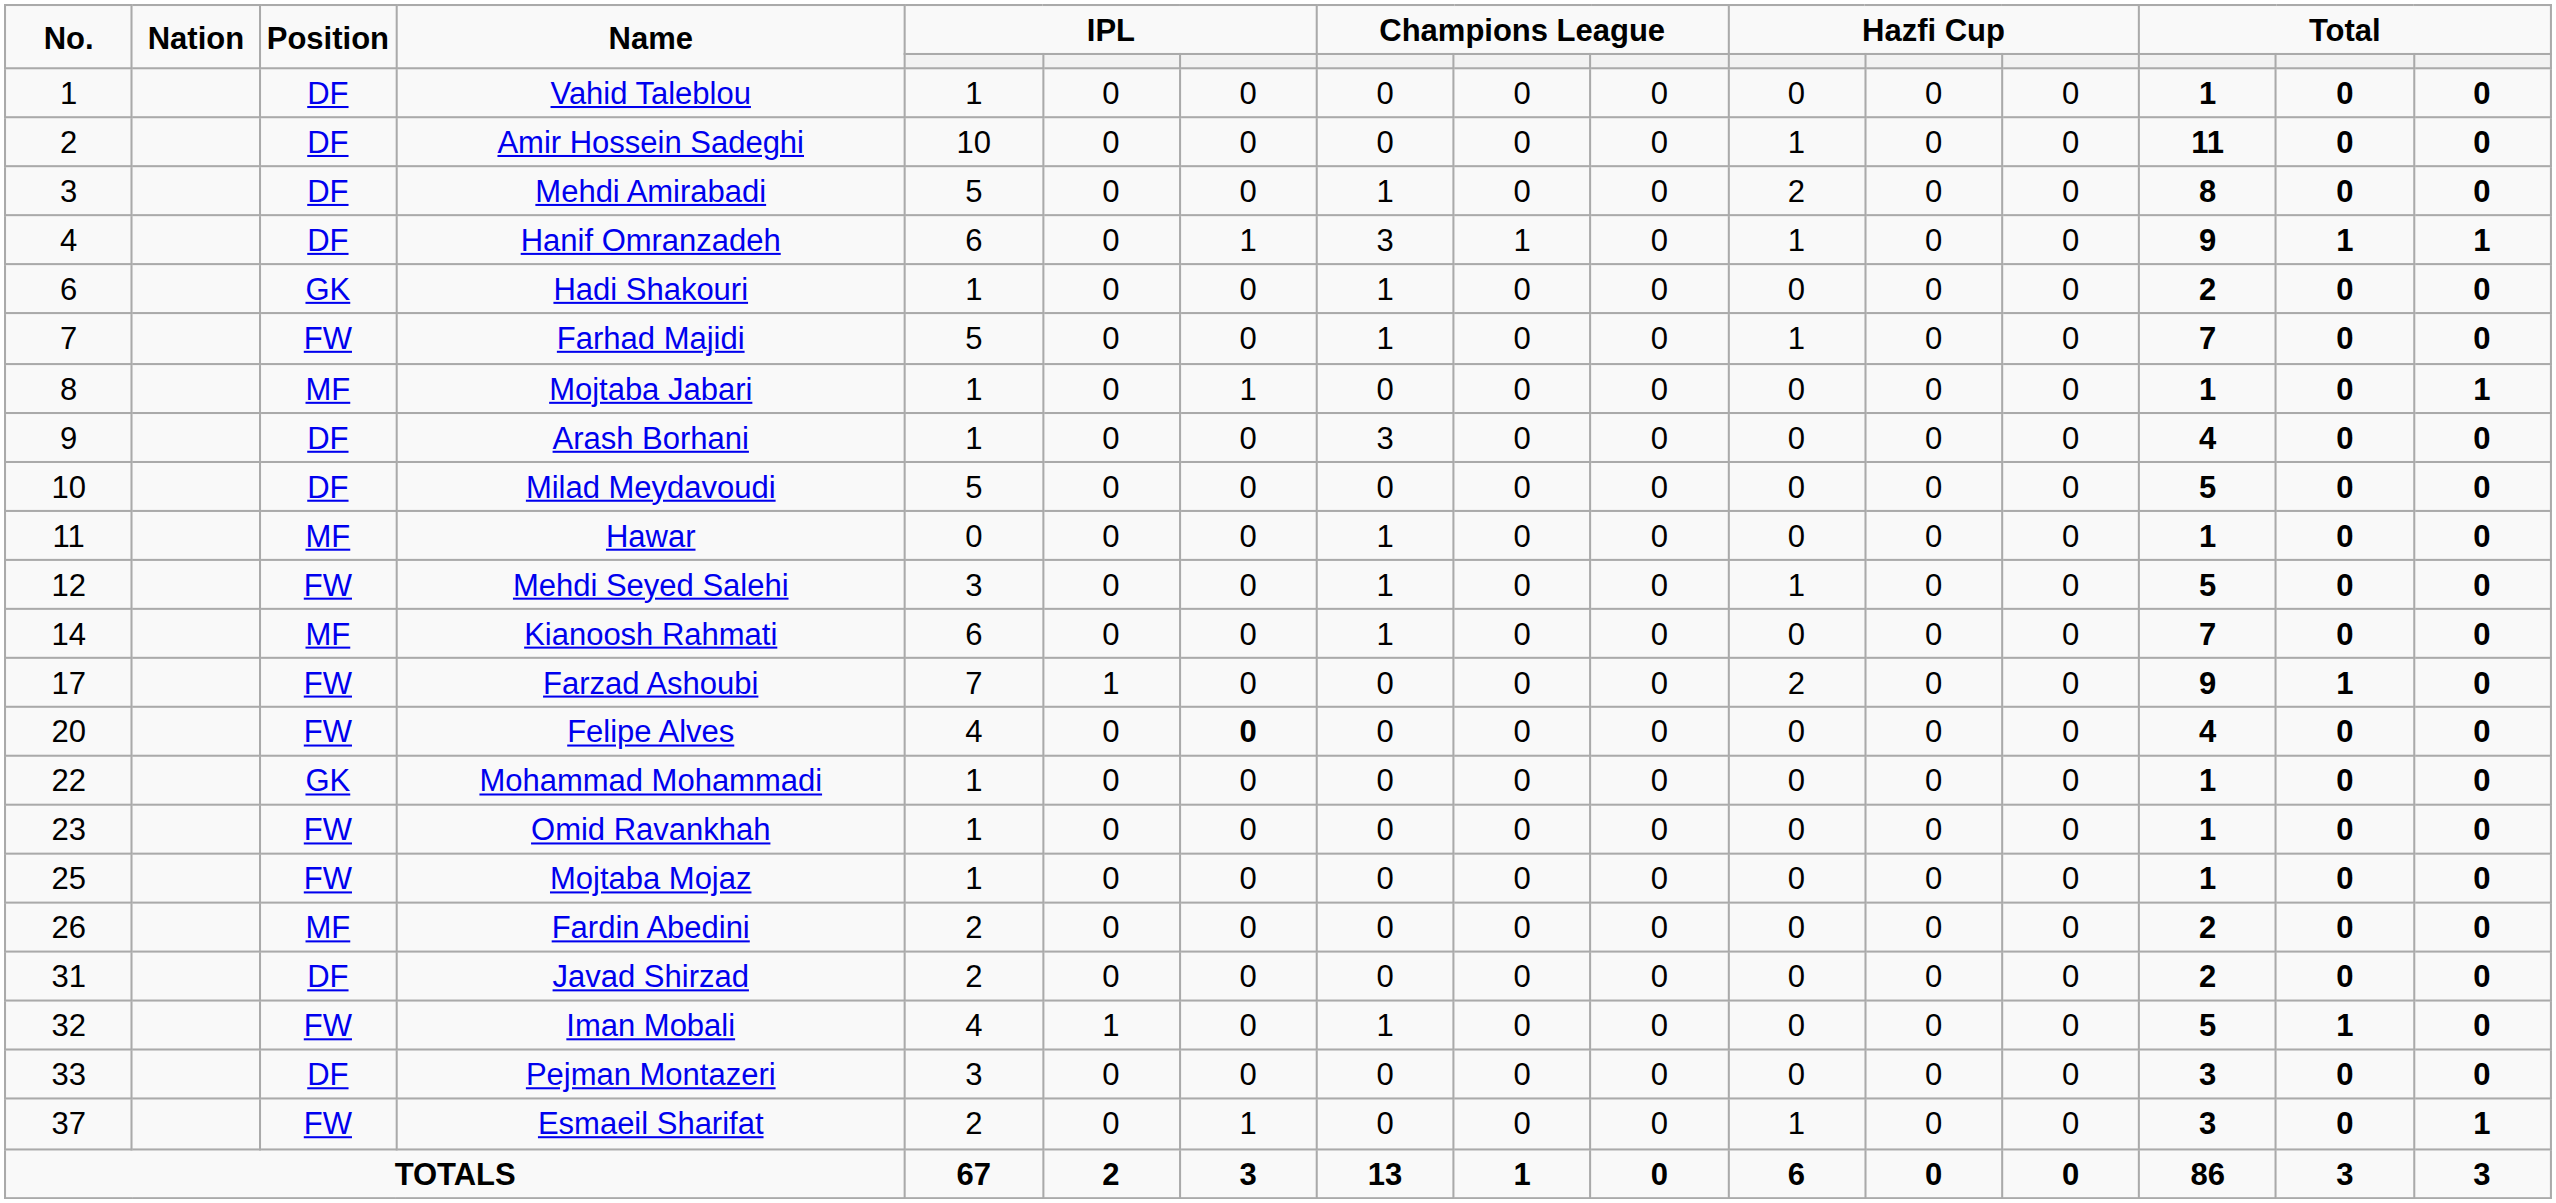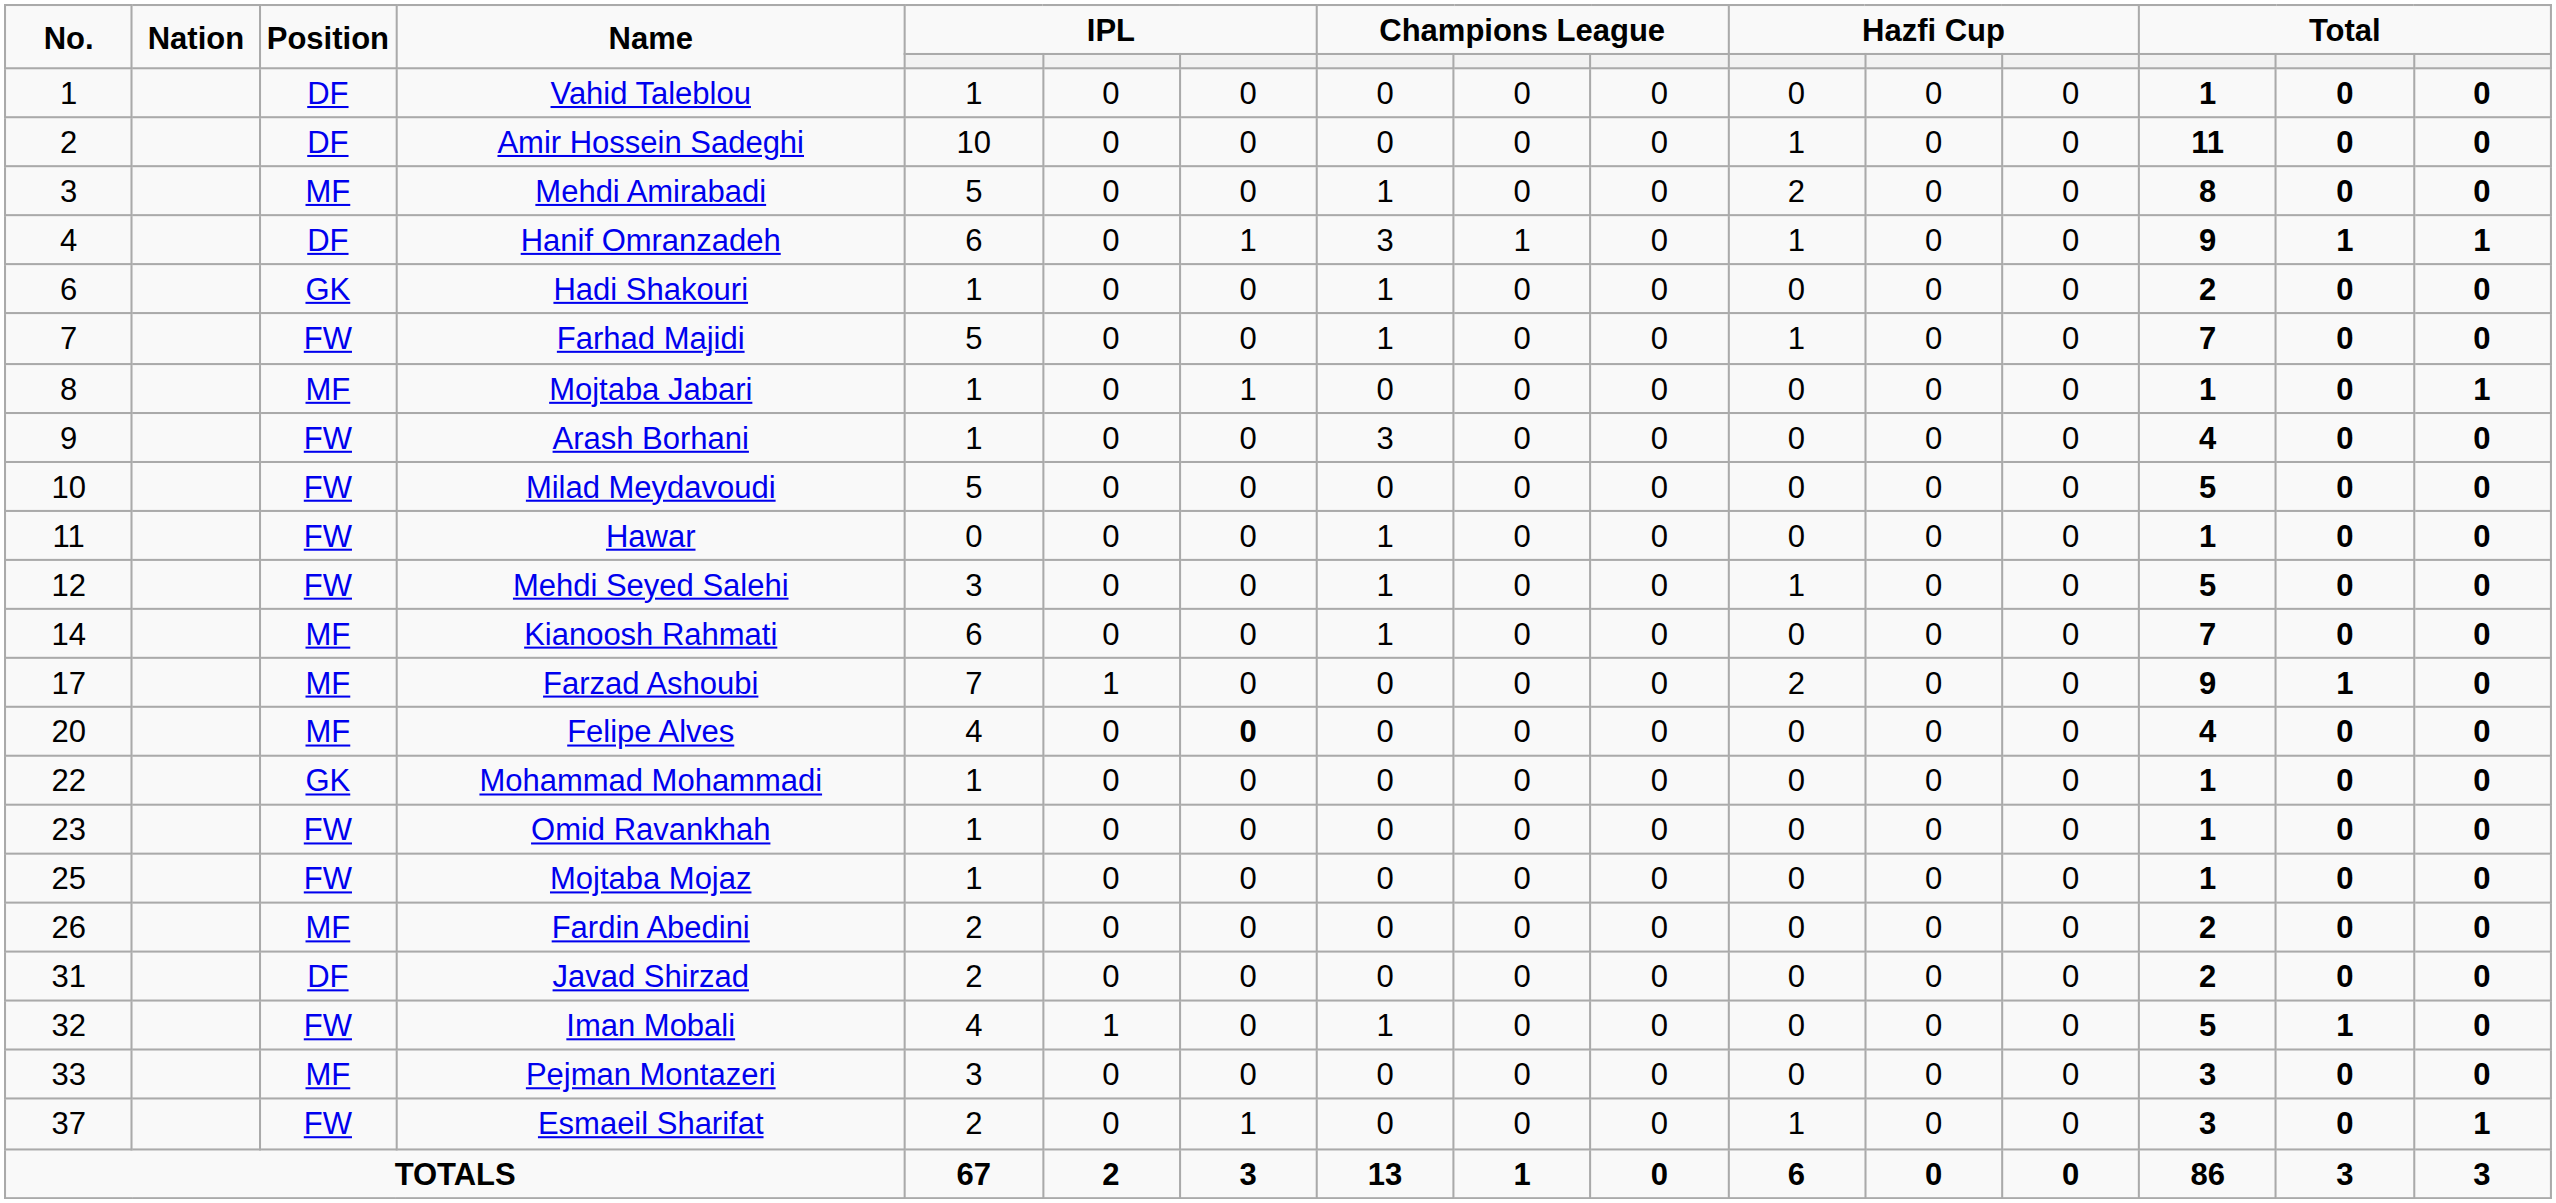(328, 191) DF -> (328, 191) MF
(328, 437) DF -> (328, 437) FW
(328, 486) DF -> (328, 486) FW
(328, 535) MF -> (328, 535) FW
(328, 682) FW -> (328, 682) MF
(328, 731) FW -> (328, 731) MF
(328, 1075) DF -> (328, 1075) MF
